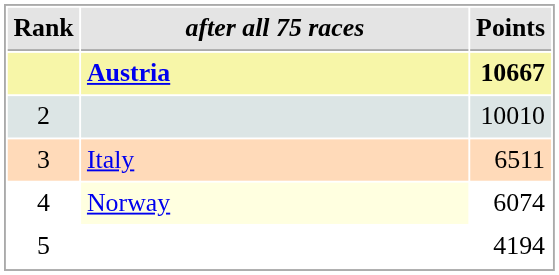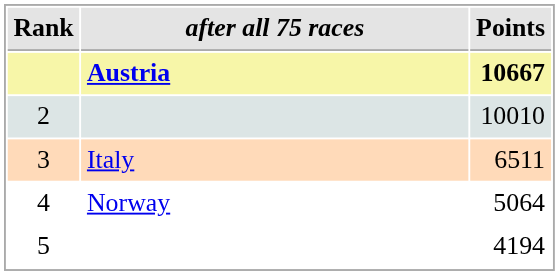(129, 202) lightyellow background -> (129, 202) no background
(519, 202) 6074 -> (519, 202) 5064
